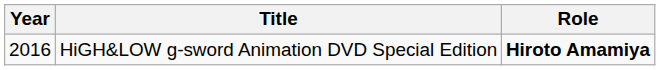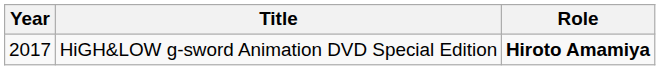(30, 49) 2016 -> (30, 49) 2017
